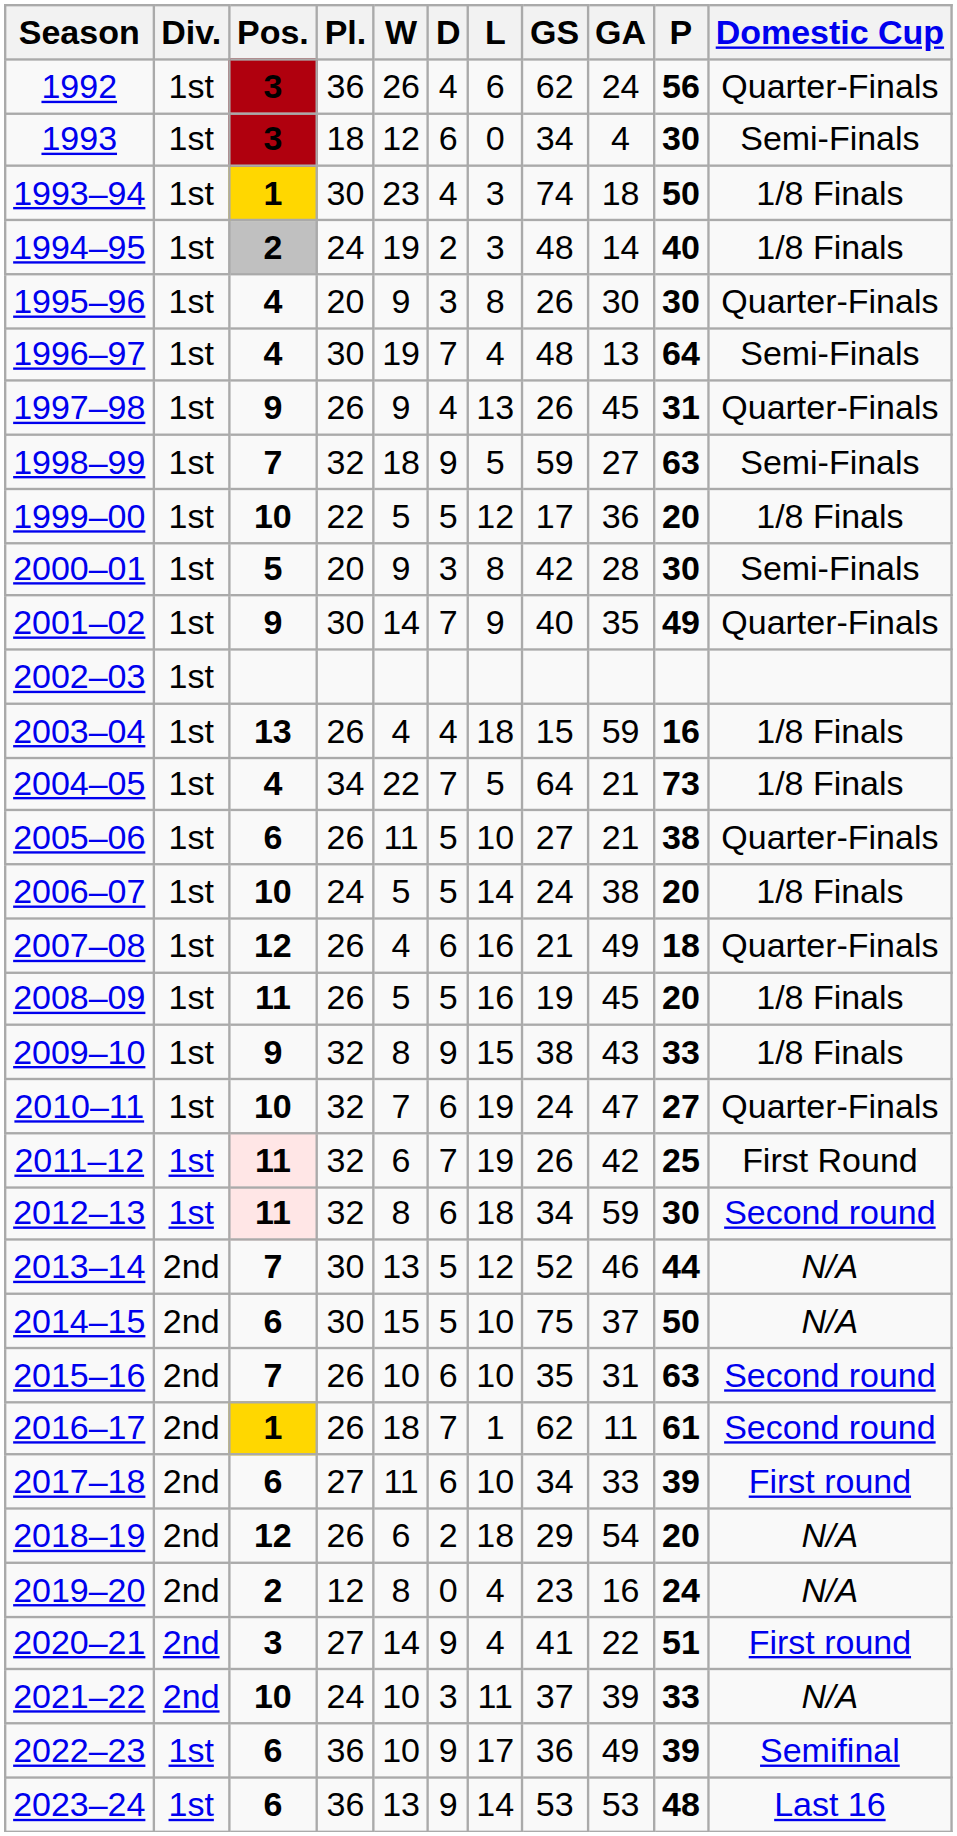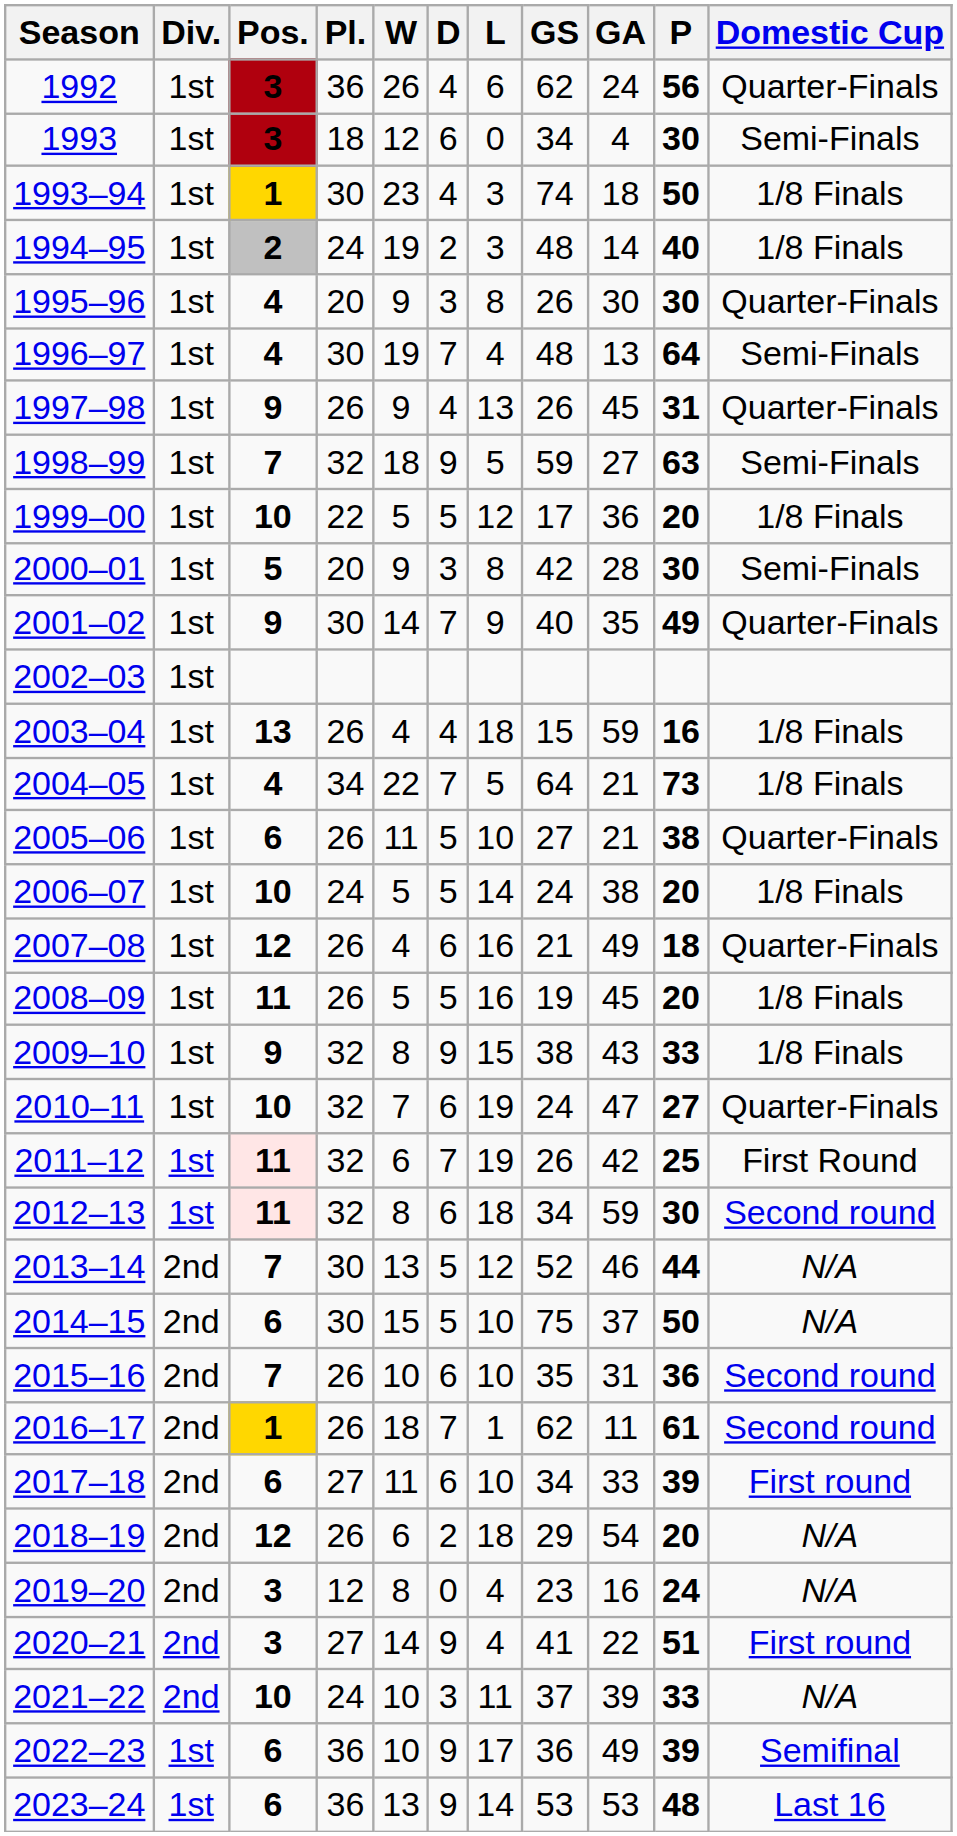(681, 1375) 63 -> (681, 1375) 36
(273, 1589) 2 -> (273, 1589) 3
